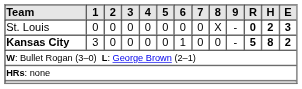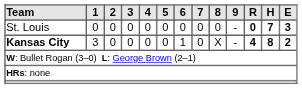(218, 27) X -> (218, 27) 0
(270, 27) 2 -> (270, 27) 7
(218, 42) 0 -> (218, 42) X
(253, 42) 5 -> (253, 42) 4
